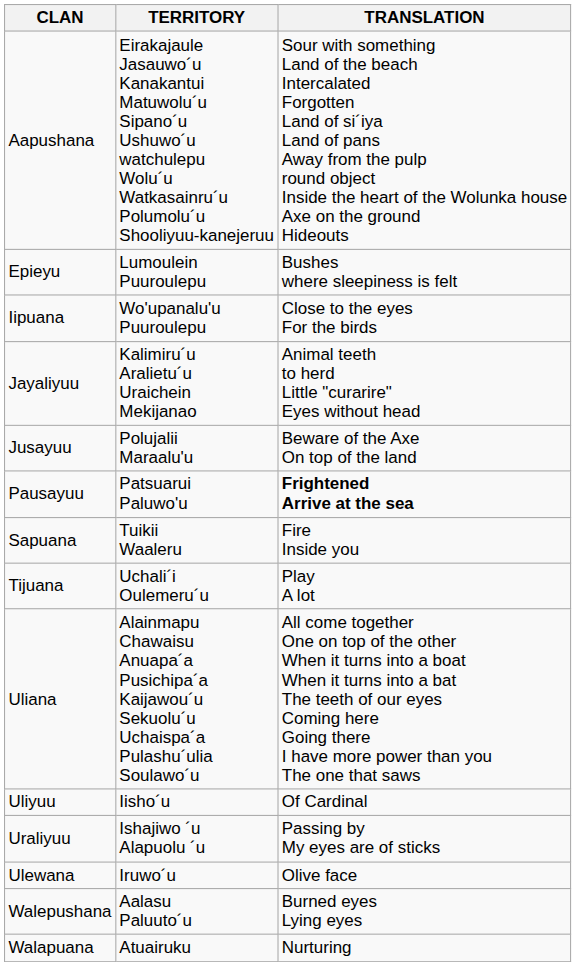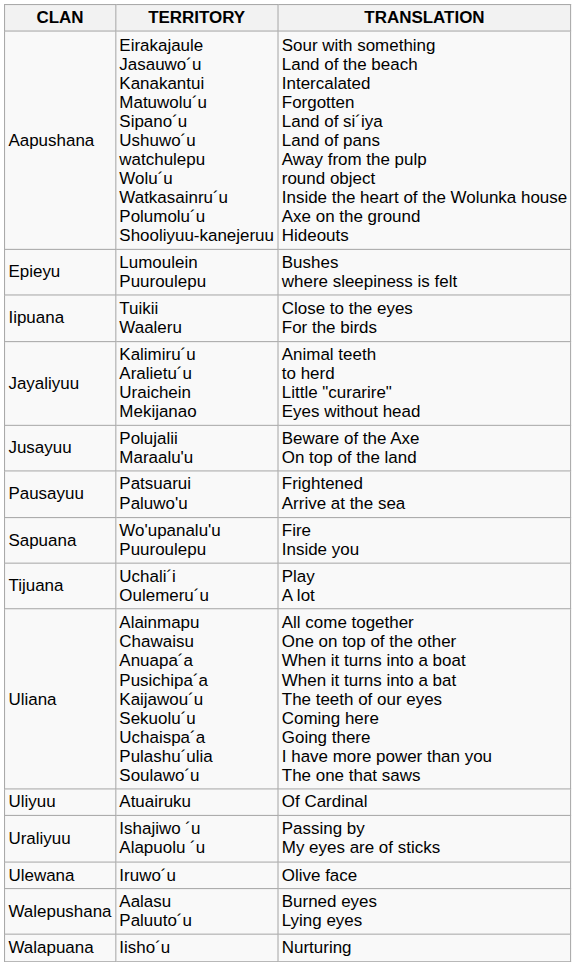(170, 318) Wo'upanalu'u Puuroulepu -> (151, 318) Tuikii Waaleru
(348, 494) bold -> (344, 494) normal
(151, 540) Tuikii Waaleru -> (170, 540) Wo'upanalu'u Puuroulepu
(145, 802) Iisho´u -> (155, 802) Atuairuku
(155, 947) Atuairuku -> (145, 947) Iisho´u
